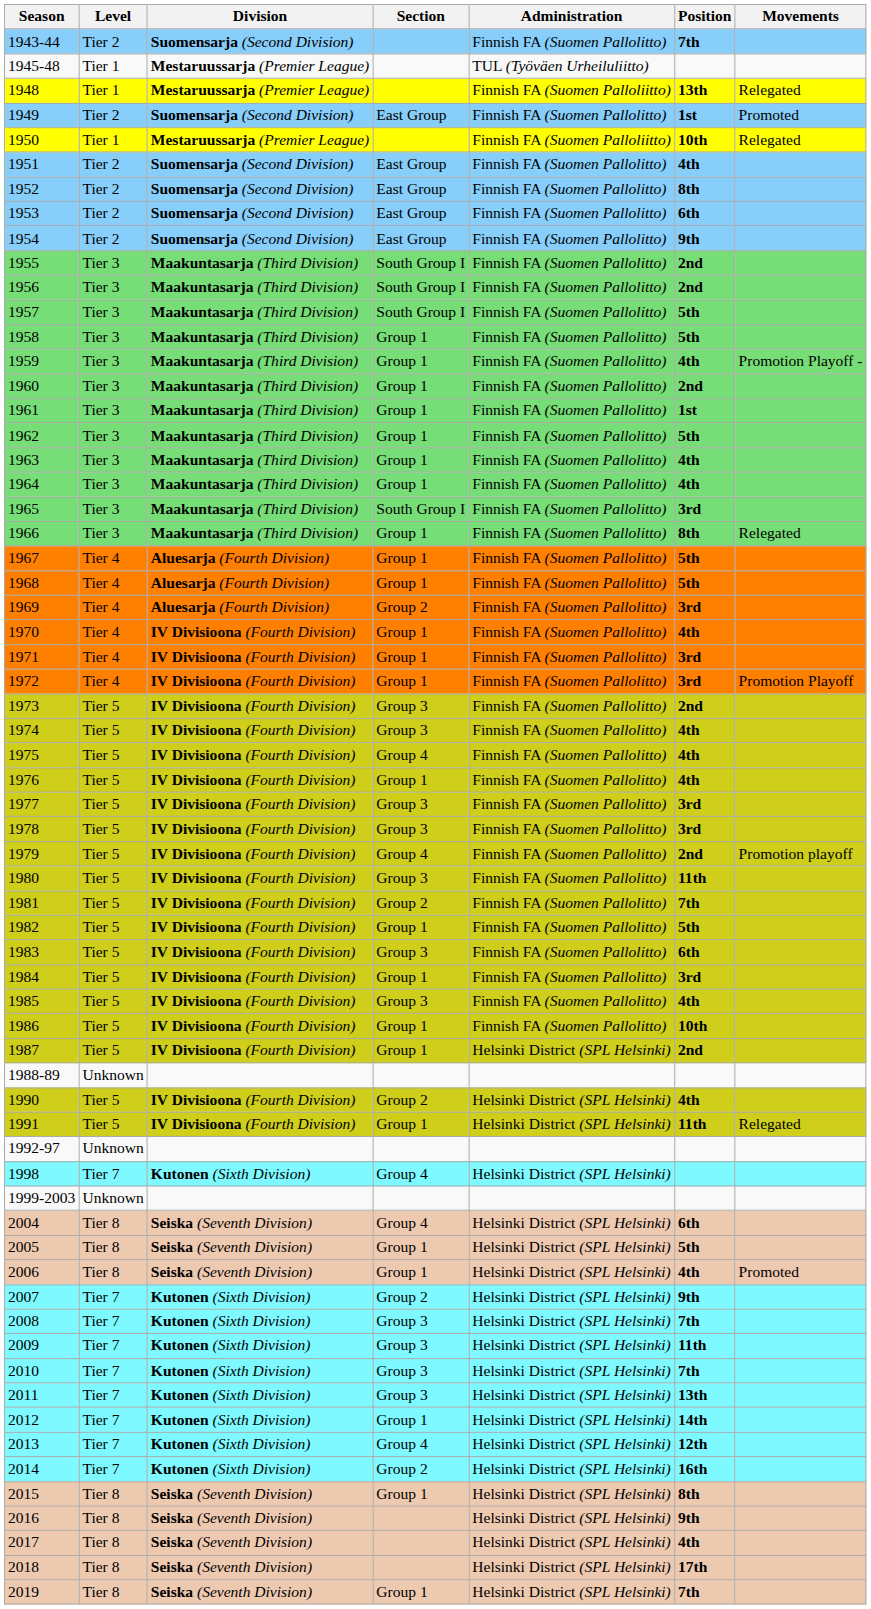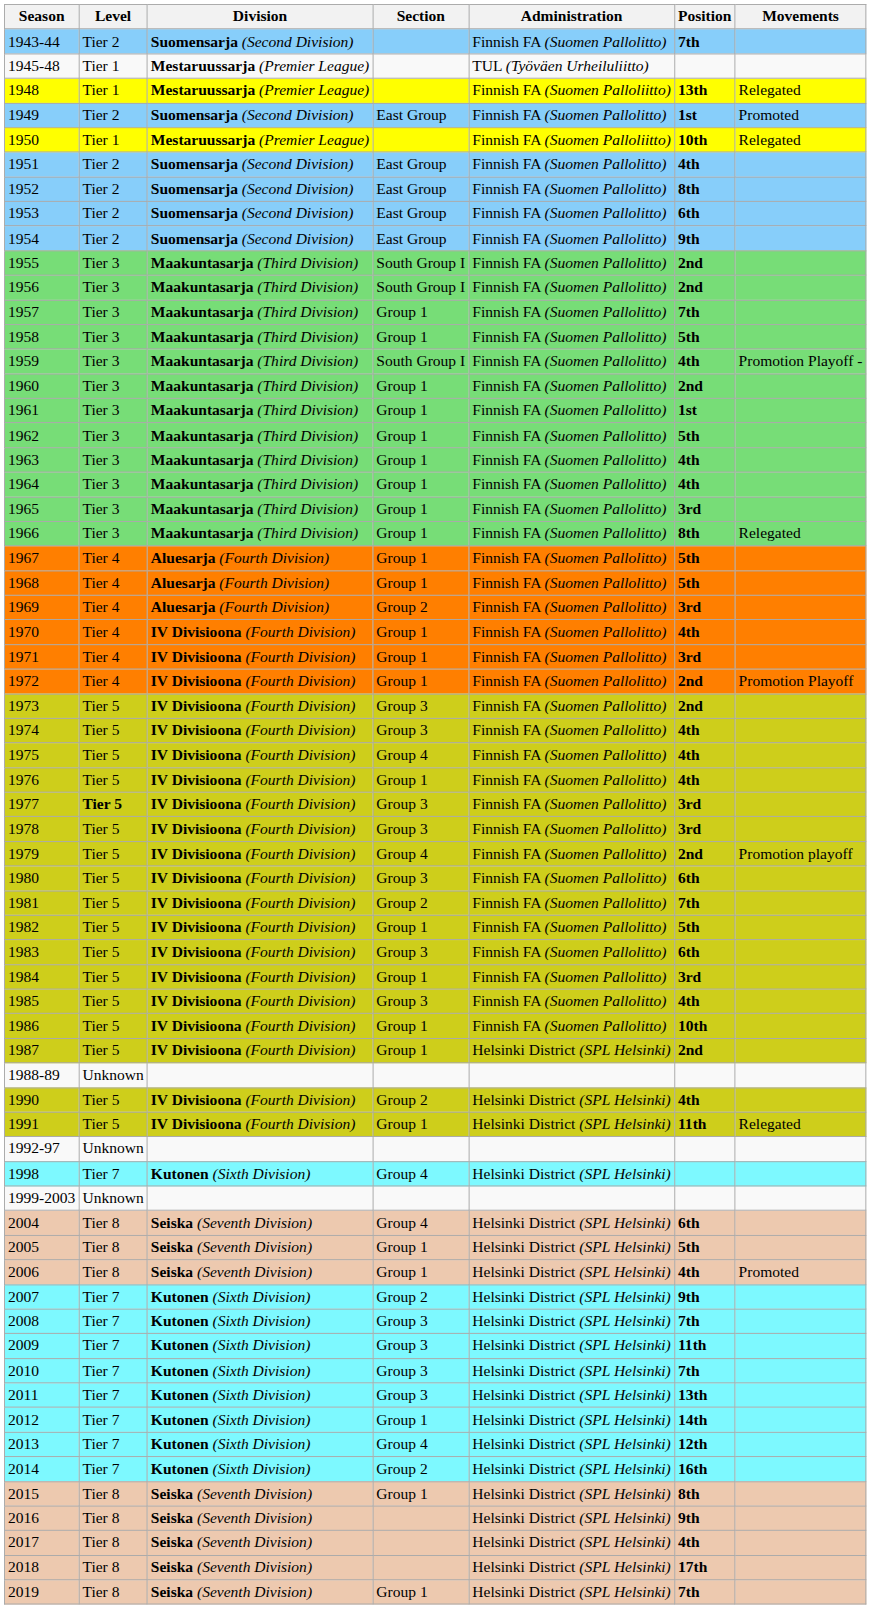(421, 312) South Group I -> (402, 312) Group 1
(689, 312) 5th -> (689, 312) 7th
(402, 361) Group 1 -> (421, 361) South Group I
(421, 509) South Group I -> (402, 509) Group 1
(690, 681) 3rd -> (690, 681) 2nd
(101, 804) normal -> (102, 804) bold
(692, 878) 11th -> (689, 878) 6th
